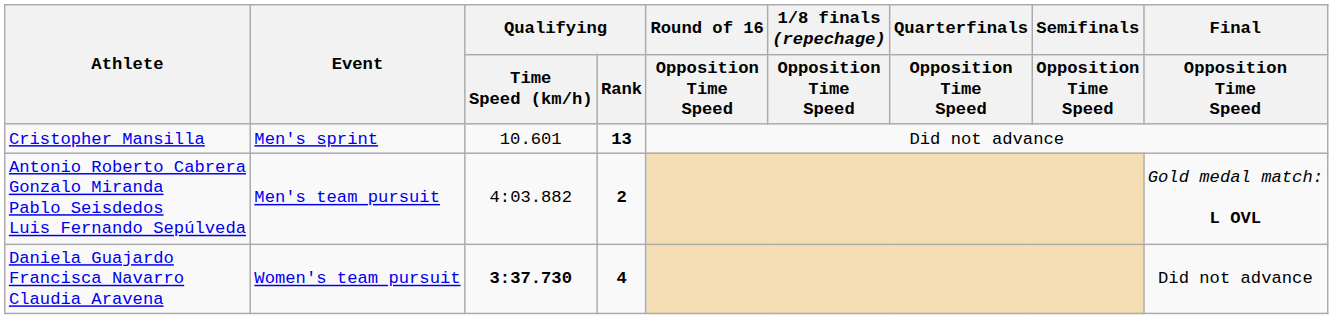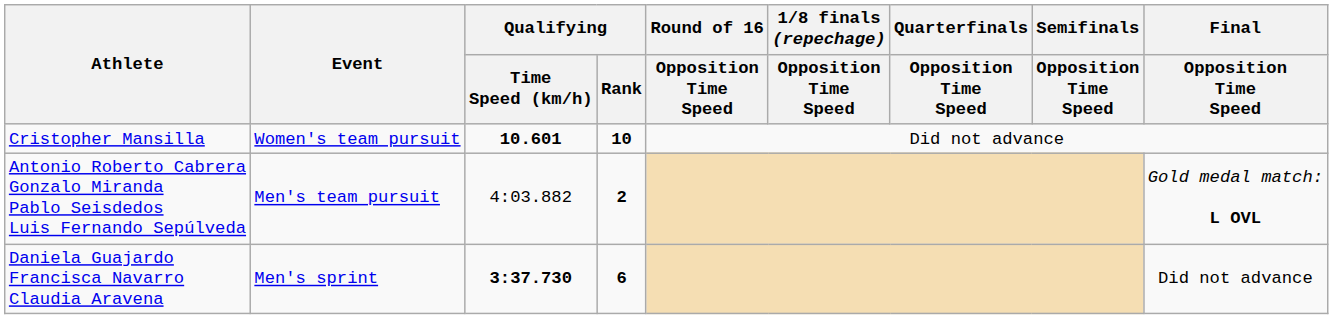(316, 138) Men's sprint -> (357, 138) Women's team pursuit
(531, 138) normal -> (531, 138) bold
(622, 138) 13 -> (622, 138) 10
(357, 279) Women's team pursuit -> (316, 279) Men's sprint
(622, 279) 4 -> (622, 279) 6
